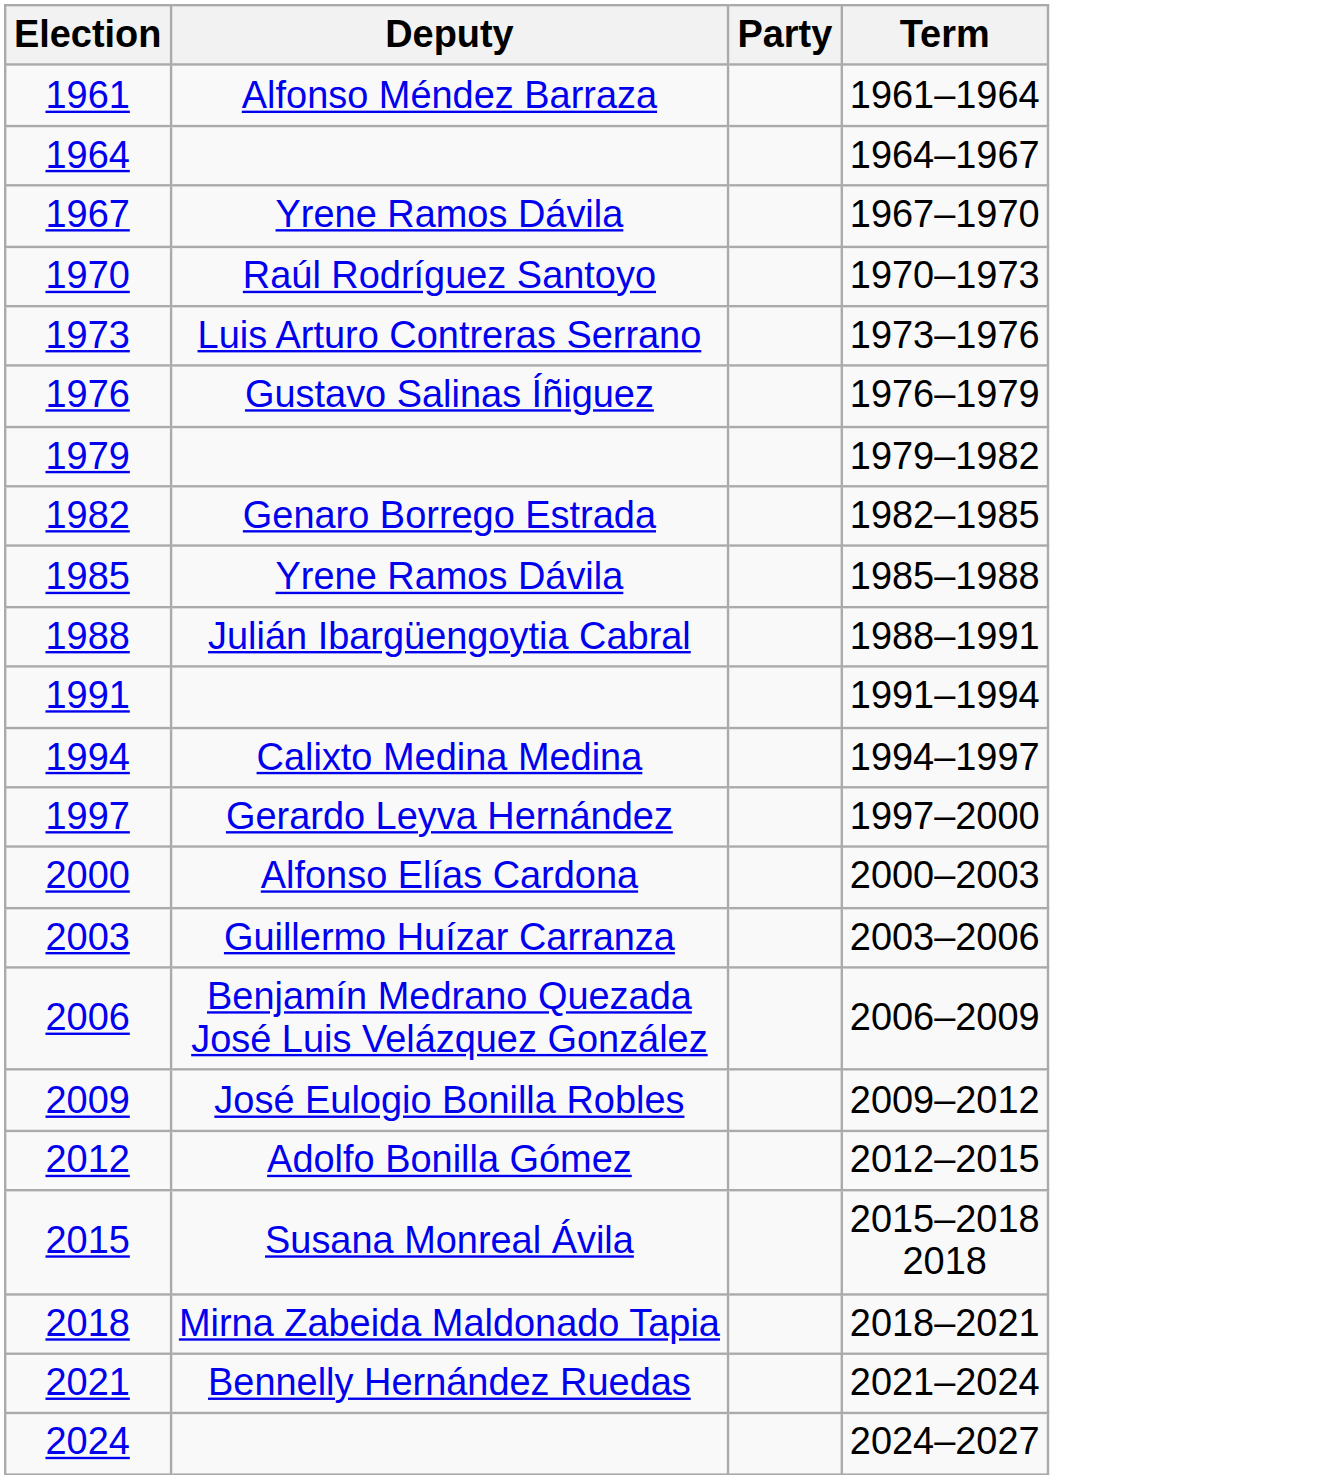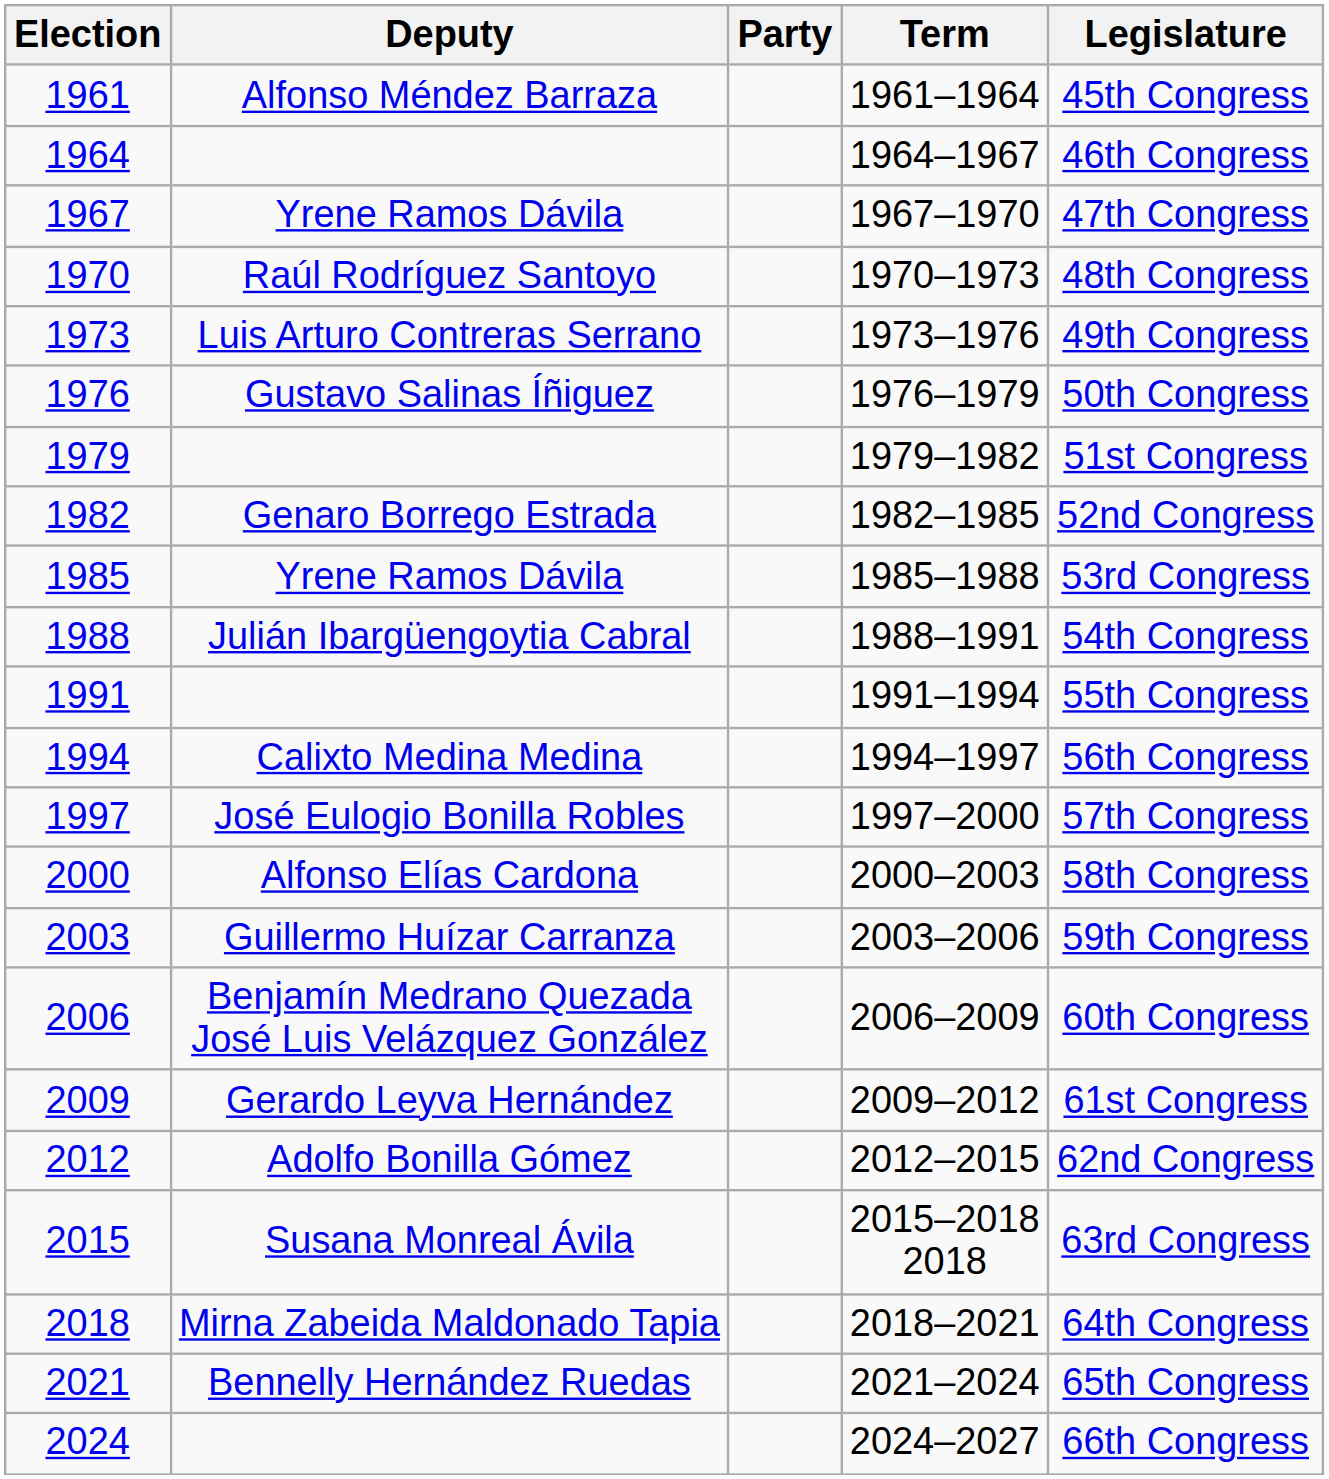+ column: (1186, 34)
(449, 816) Gerardo Leyva Hernández -> (449, 816) José Eulogio Bonilla Robles
(449, 1099) José Eulogio Bonilla Robles -> (449, 1099) Gerardo Leyva Hernández
